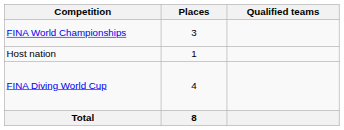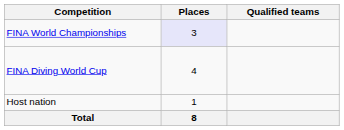(194, 33) no background -> (194, 33) lavender background
rows swapped: (57, 86) <-> (31, 54)
